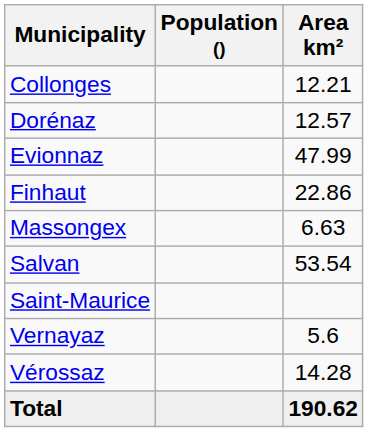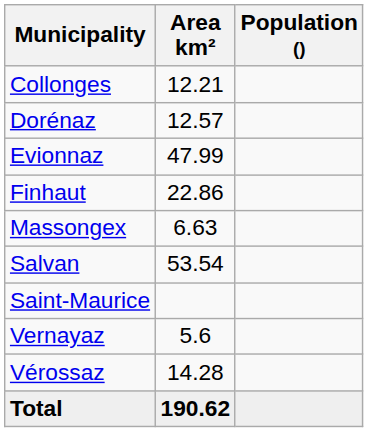columns swapped: (219, 35) <-> (323, 35)
